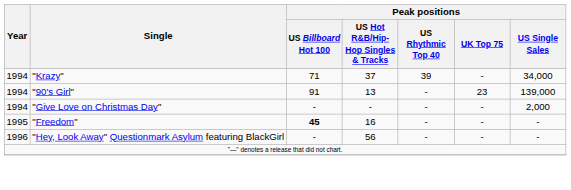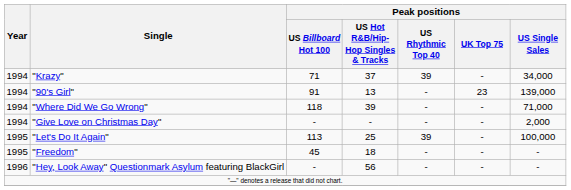+ row: (90, 106)
+ row: (71, 137)
(314, 121) bold -> (314, 152) normal
(370, 121) 16 -> (370, 152) 18
